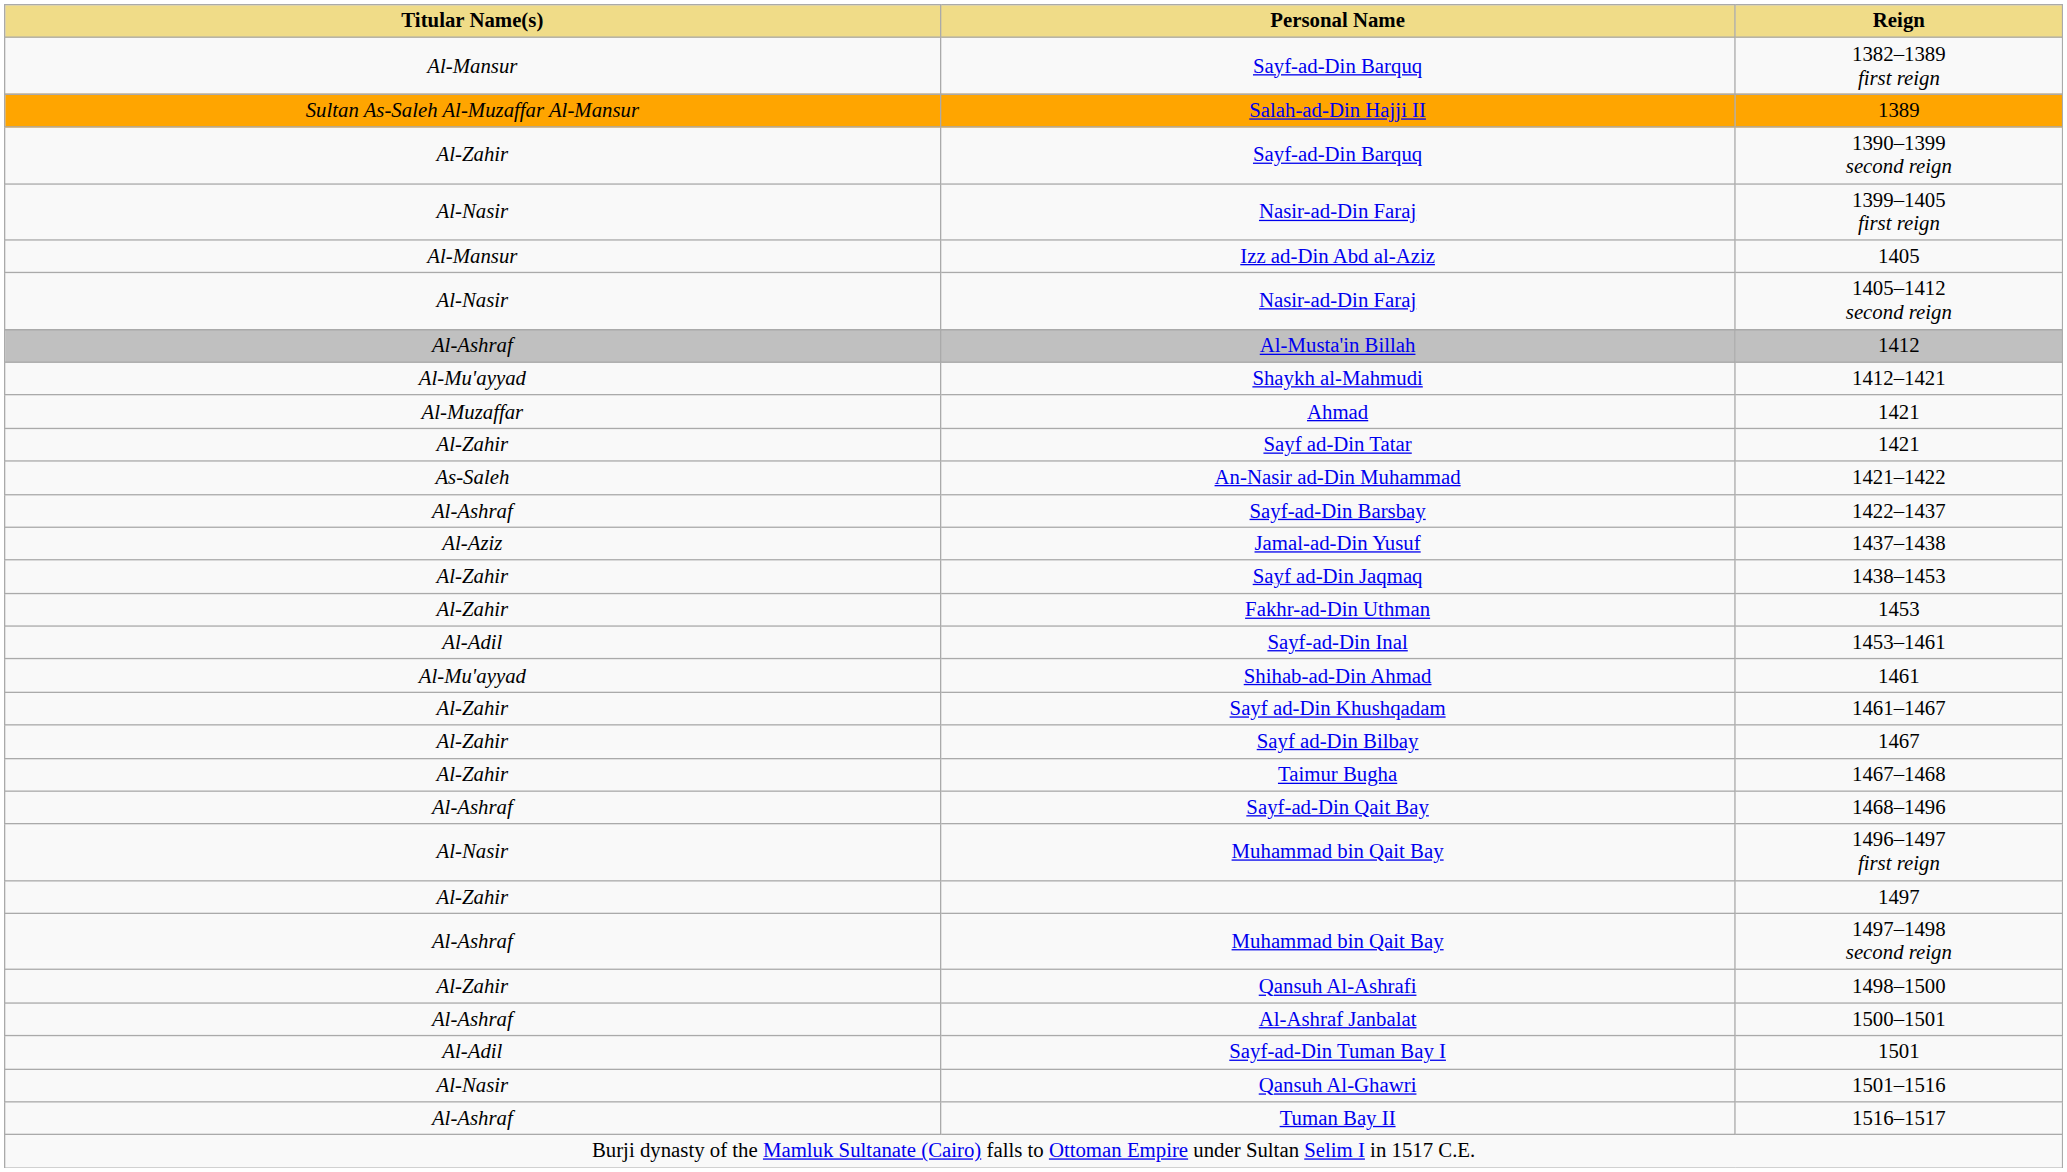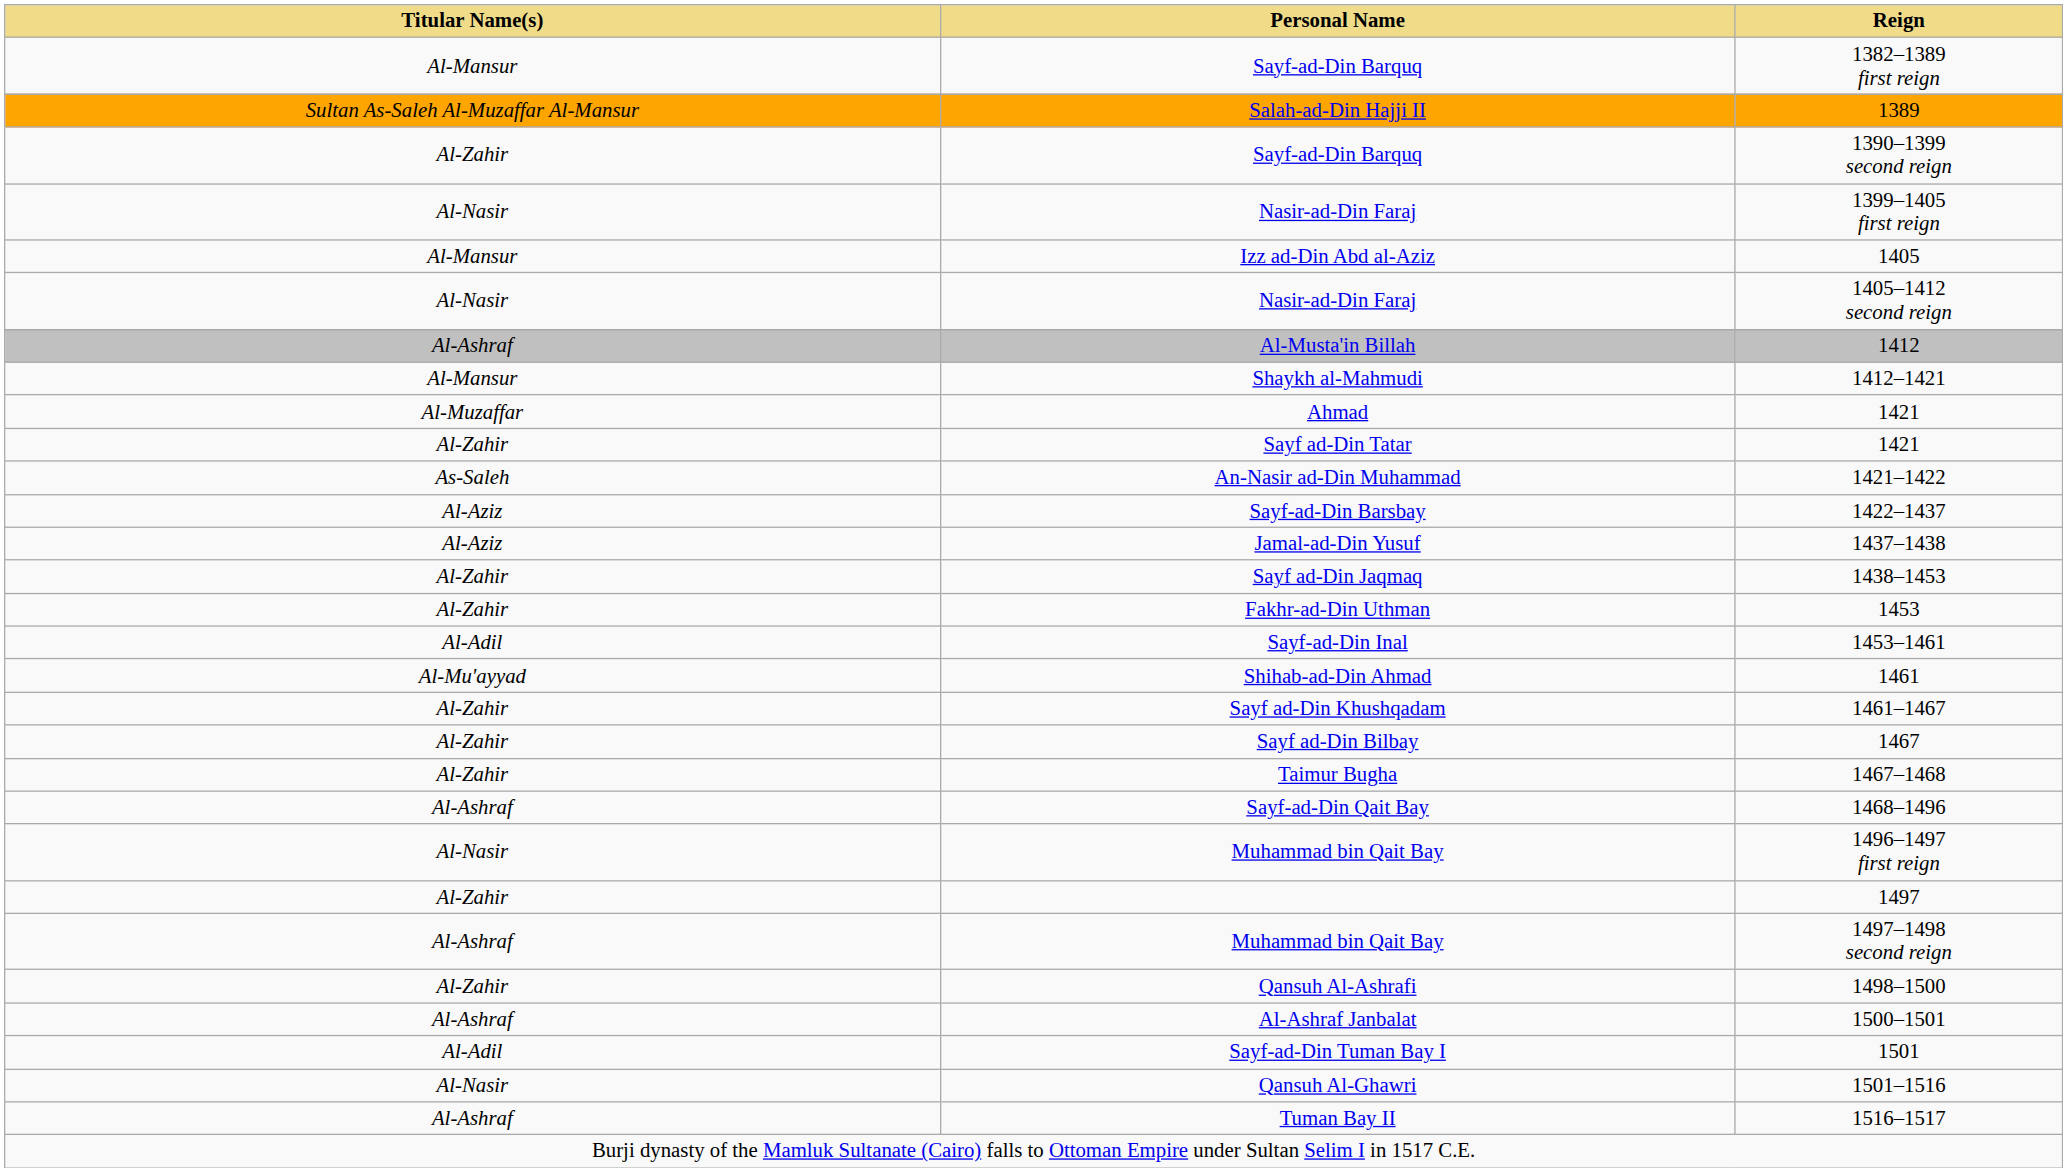(472, 378) Al-Mu'ayyad -> (472, 378) Al-Mansur
(472, 510) Al-Ashraf -> (472, 510) Al-Aziz
